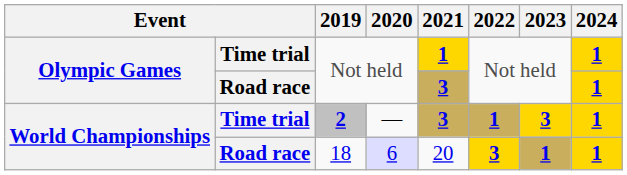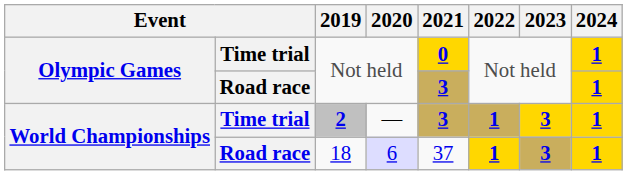(443, 53) 1 -> (443, 53) 0
(443, 152) 20 -> (443, 152) 37
(494, 152) 3 -> (494, 152) 1
(545, 152) 1 -> (545, 152) 3
